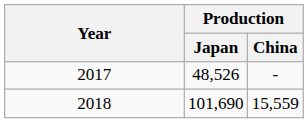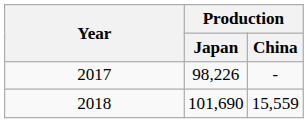(216, 75) 48,526 -> (216, 75) 98,226
